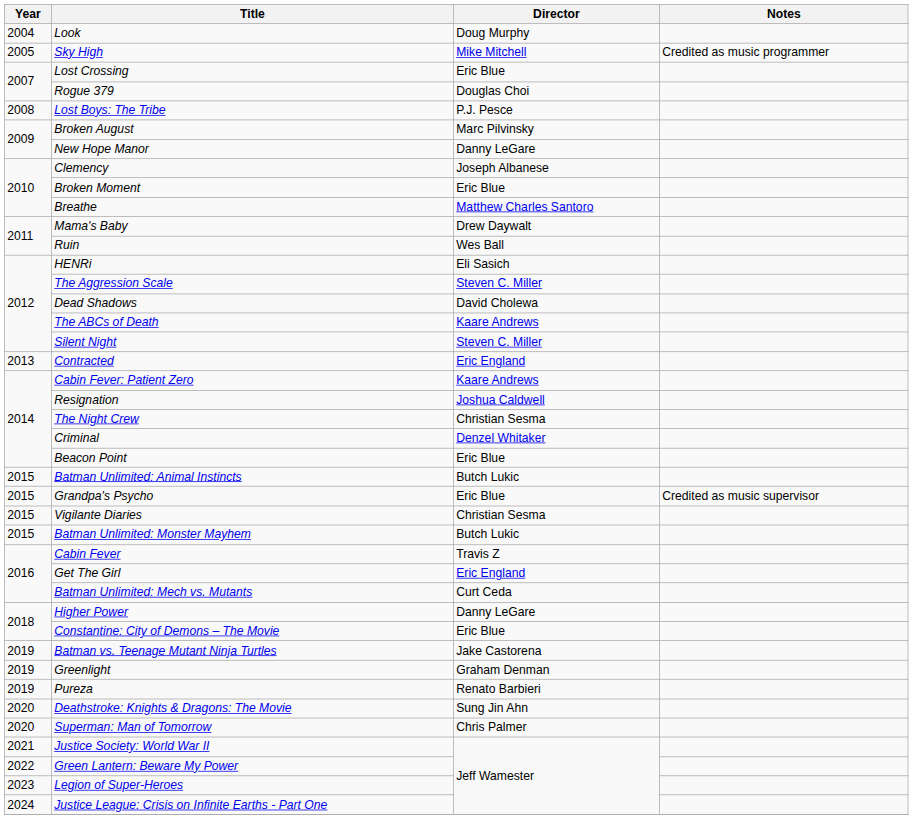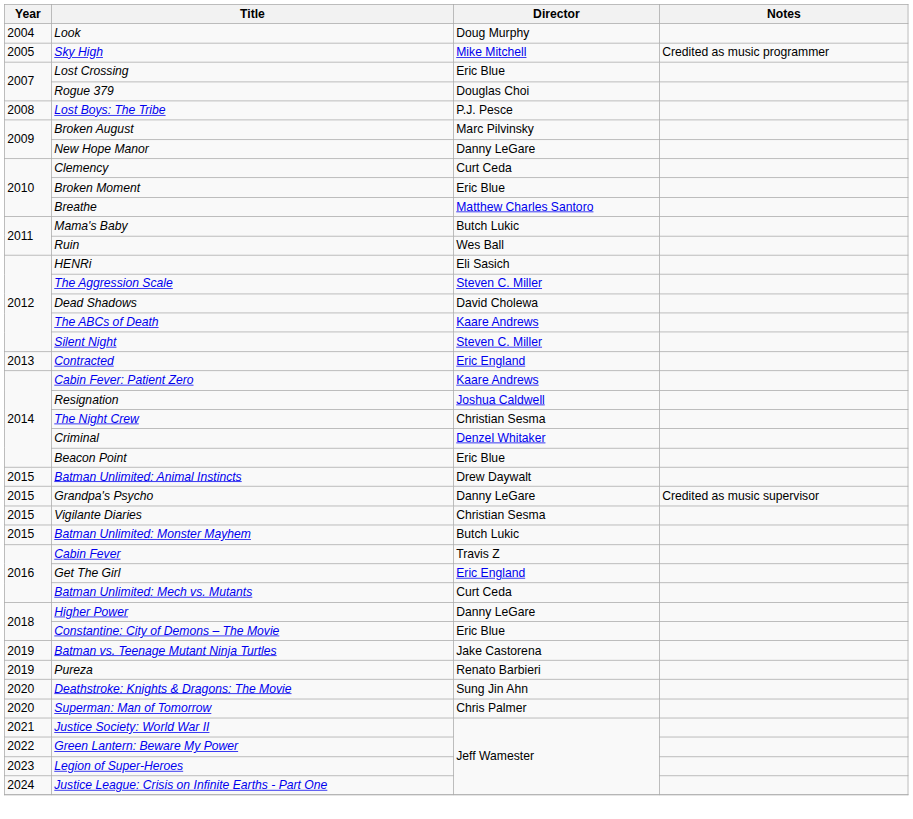(503, 168) Joseph Albanese -> (484, 168) Curt Ceda
(494, 226) Drew Daywalt -> (488, 226) Butch Lukic
(488, 476) Butch Lukic -> (494, 476) Drew Daywalt
(481, 496) Eric Blue -> (496, 496) Danny LeGare
- row: (82, 669)
